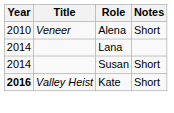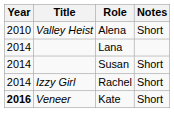(53, 30) Veneer -> (65, 30) Valley Heist
+ row: (115, 82)
(65, 82) Valley Heist -> (53, 99) Veneer
